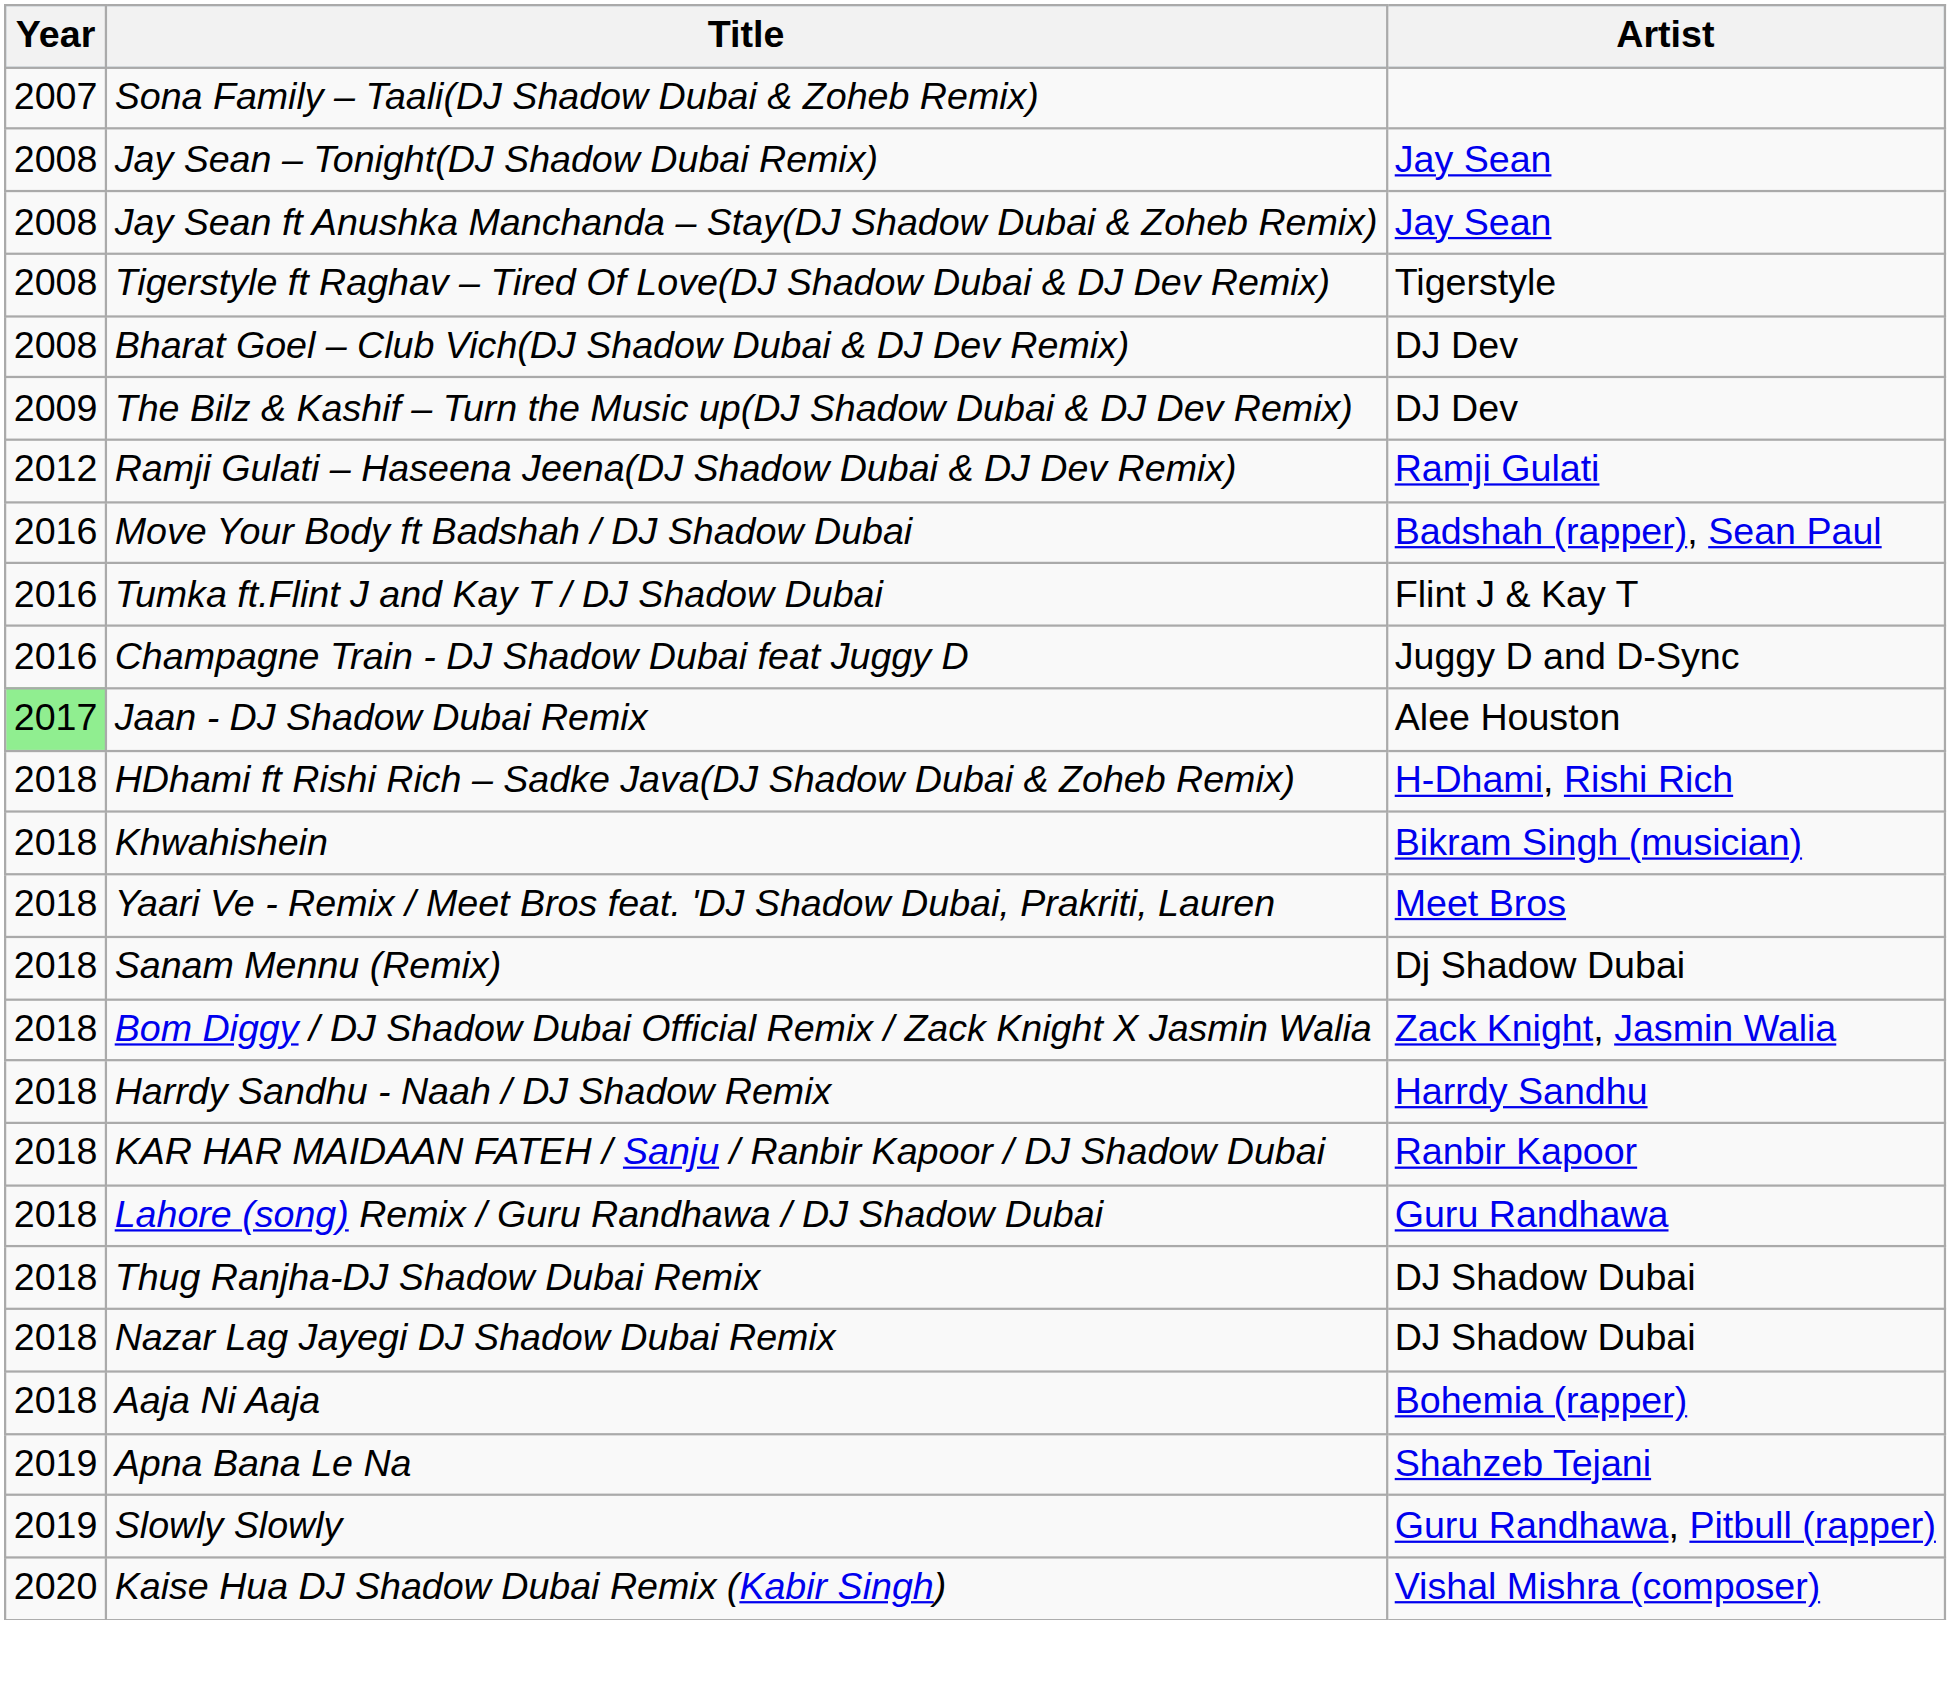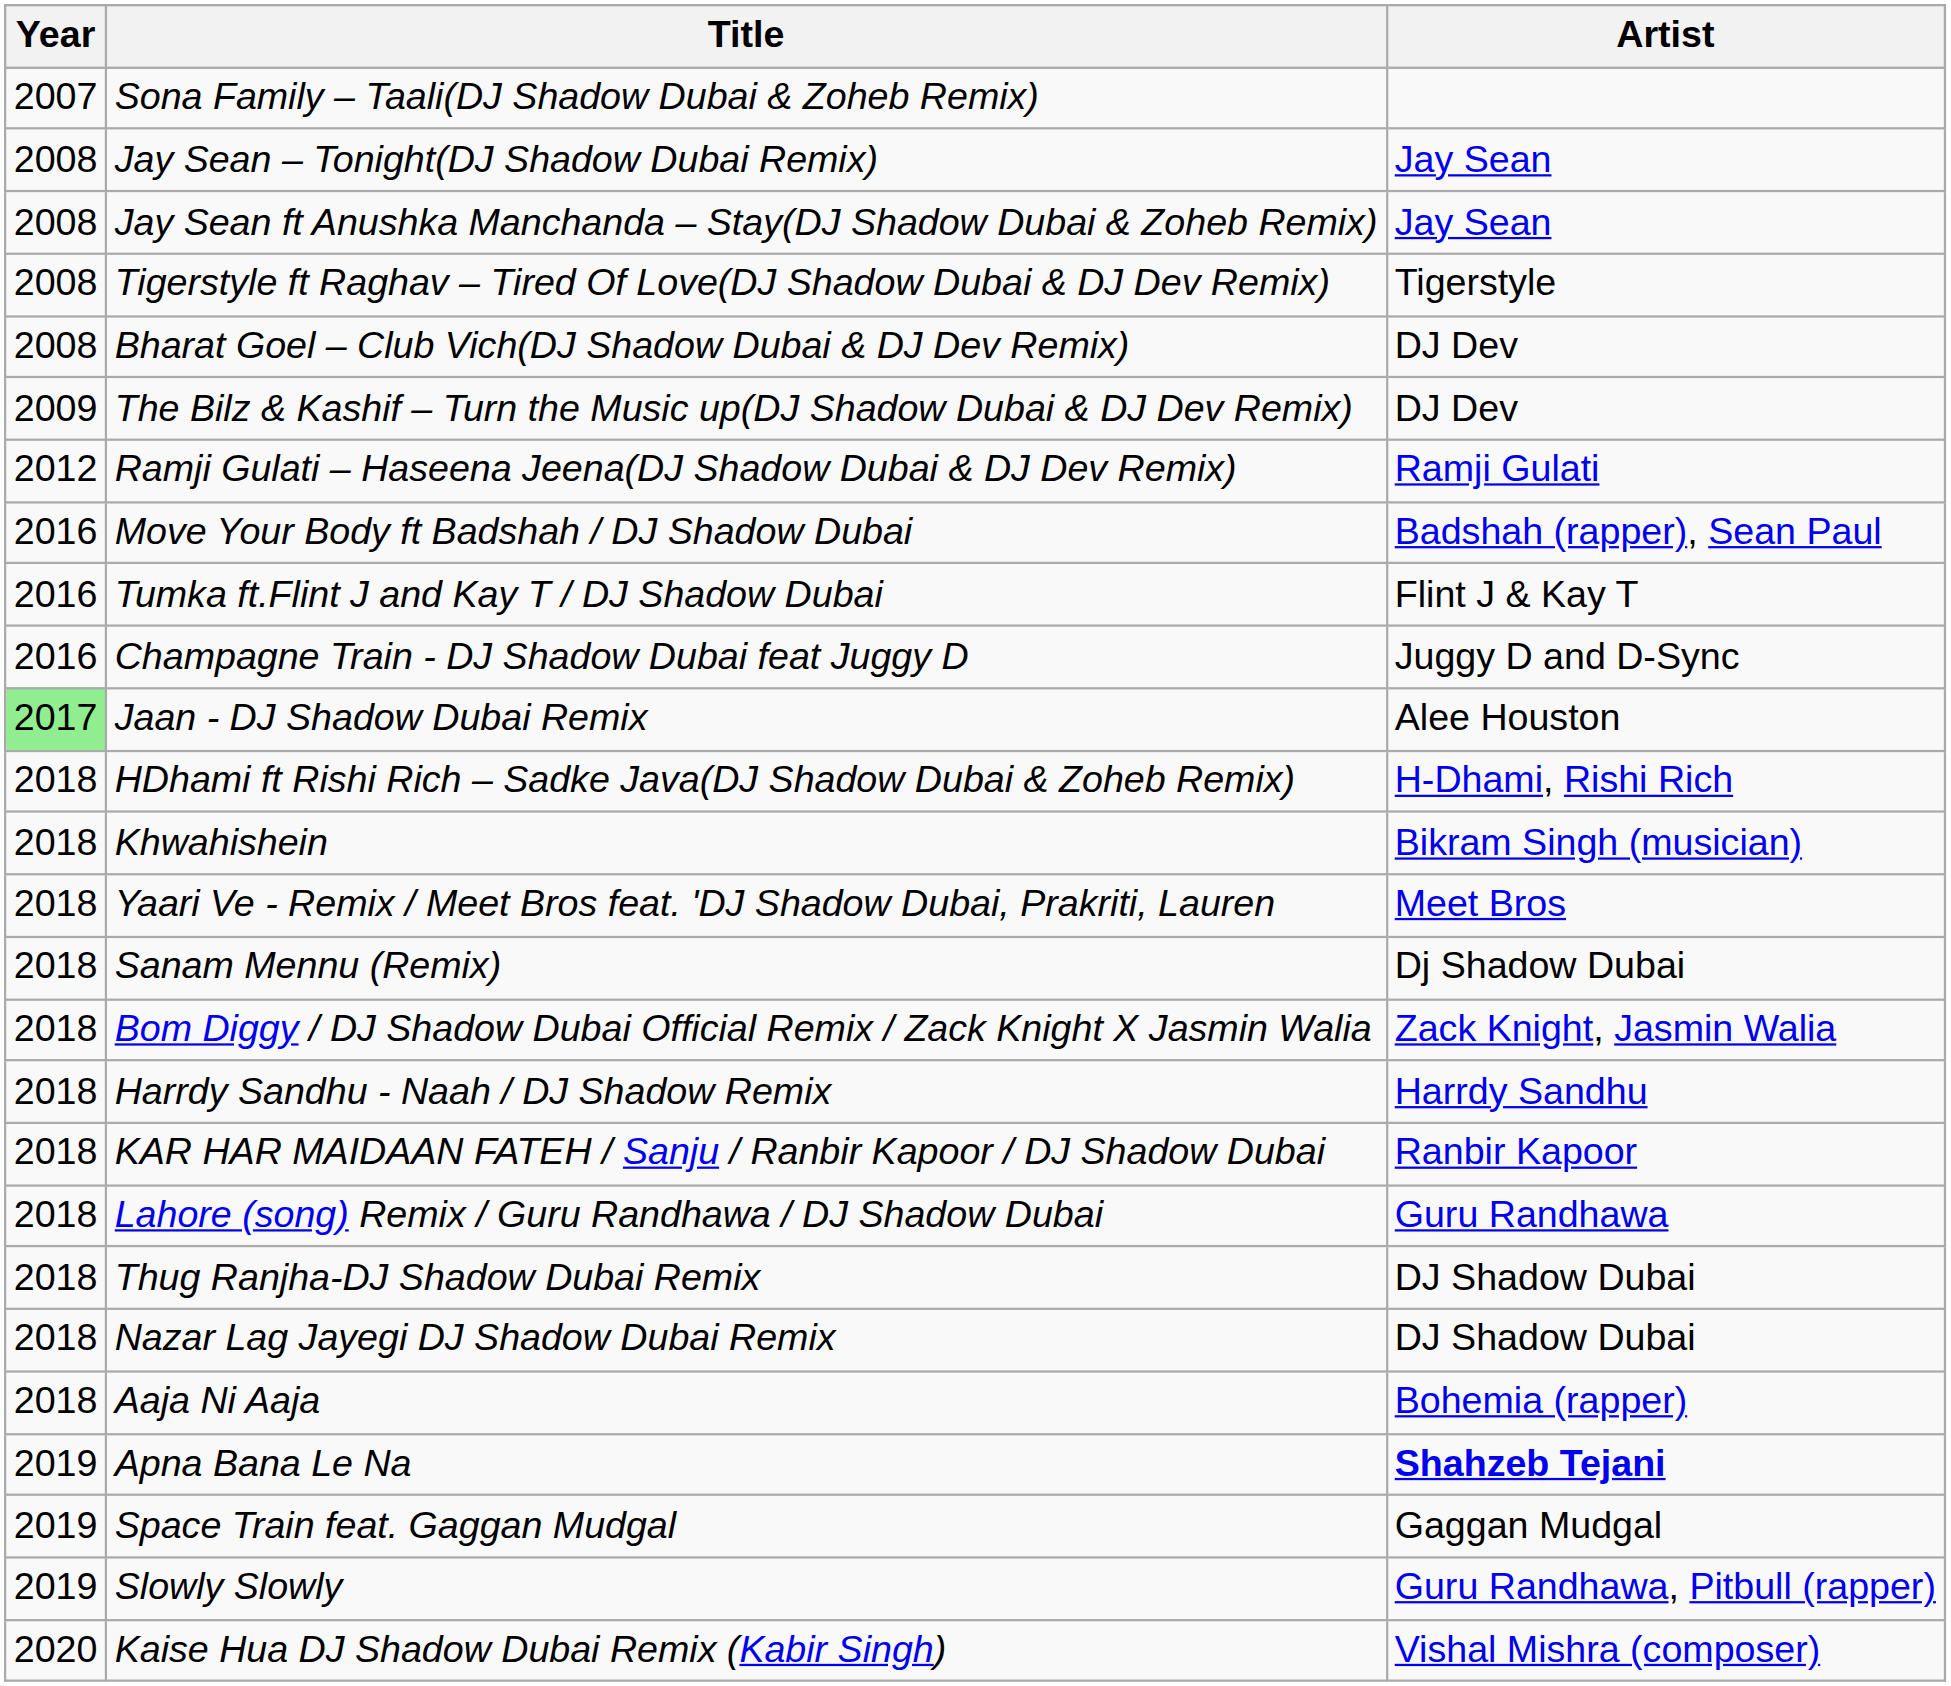(1523, 1463) normal -> (1530, 1463) bold
+ row: (395, 1525)
